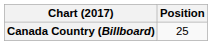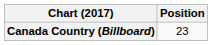(182, 31) 25 -> (182, 31) 23
